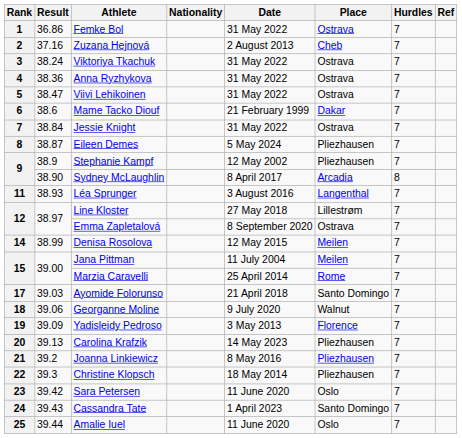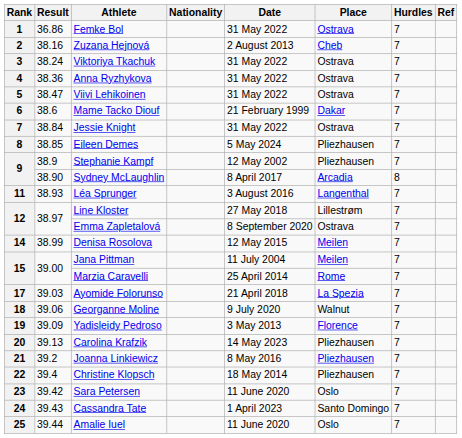(50, 45) 37.16 -> (50, 45) 38.16
(50, 144) 38.87 -> (50, 144) 38.85
(353, 293) Santo Domingo -> (341, 293) La Spezia
(47, 375) 39.3 -> (47, 375) 39.4
